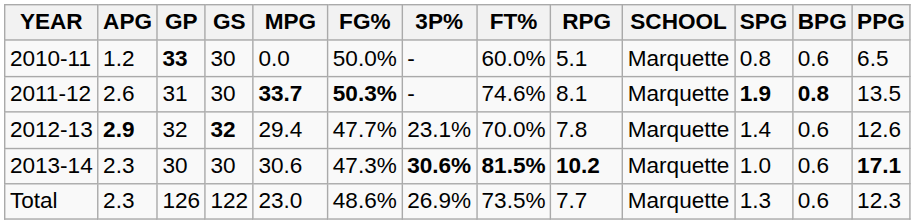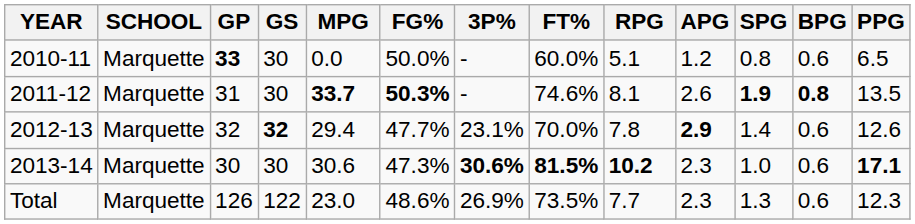columns swapped: (679, 22) <-> (128, 22)
